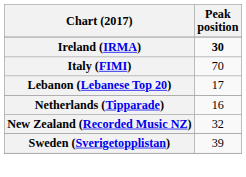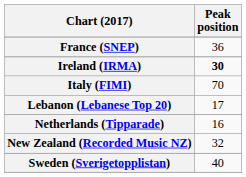+ row: (99, 47)
(218, 143) 39 -> (218, 162) 40
